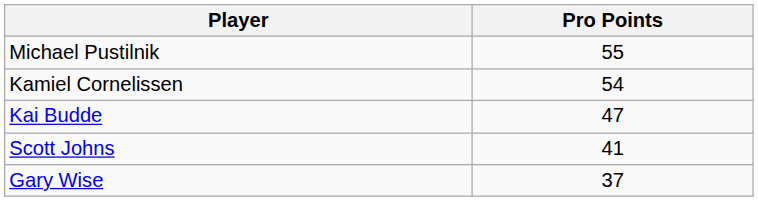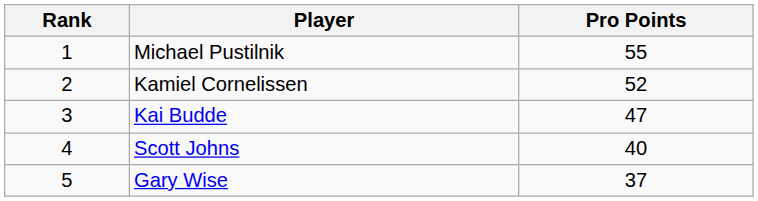+ column: (67, 20)
(613, 84) 54 -> (636, 84) 52
(613, 148) 41 -> (636, 148) 40
